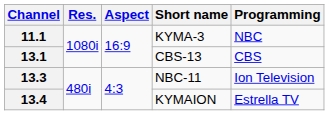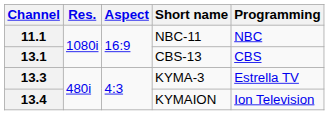(180, 36) KYMA-3 -> (178, 36) NBC-11
(178, 78) NBC-11 -> (180, 78) KYMA-3
(274, 78) Ion Television -> (267, 78) Estrella TV
(267, 99) Estrella TV -> (274, 99) Ion Television
